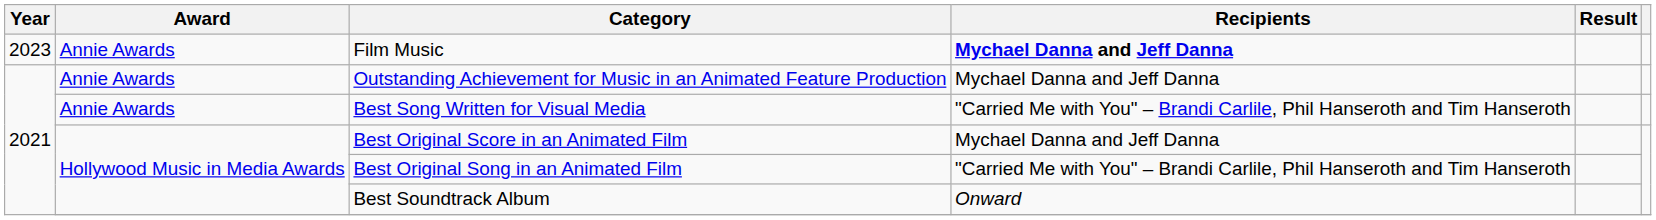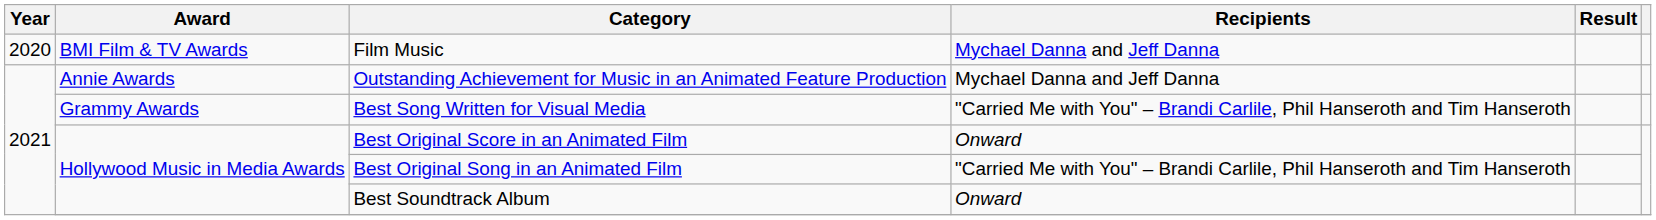(30, 49) 2023 -> (30, 49) 2020
(117, 49) Annie Awards -> (154, 49) BMI Film & TV Awards
(1094, 49) bold -> (1087, 49) normal
(117, 109) Annie Awards -> (129, 109) Grammy Awards
(1087, 139) Mychael Danna and Jeff Danna -> (988, 139) Onward
